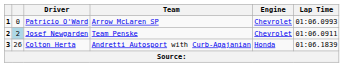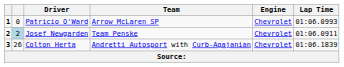(265, 45) Honda -> (273, 45) Chevrolet
